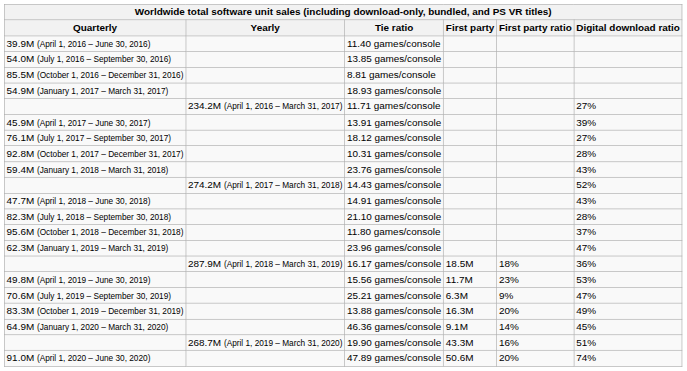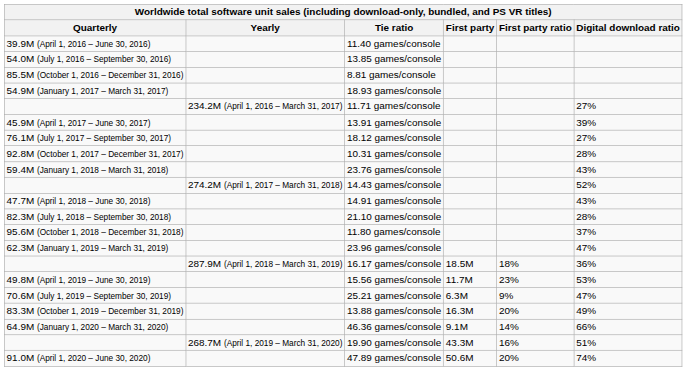(586, 327) 45% -> (586, 327) 66%
